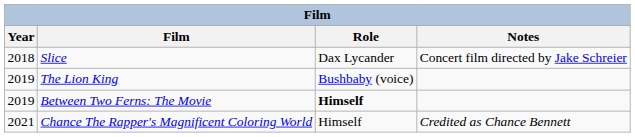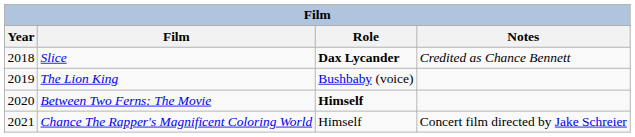(356, 57) normal -> (359, 57) bold
(523, 57) Concert film directed by Jake Schreier -> (495, 57) Credited as Chance Bennett
(21, 100) 2019 -> (21, 100) 2020
(495, 121) Credited as Chance Bennett -> (523, 121) Concert film directed by Jake Schreier
